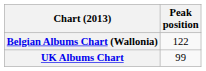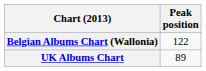(181, 58) 99 -> (181, 58) 89
